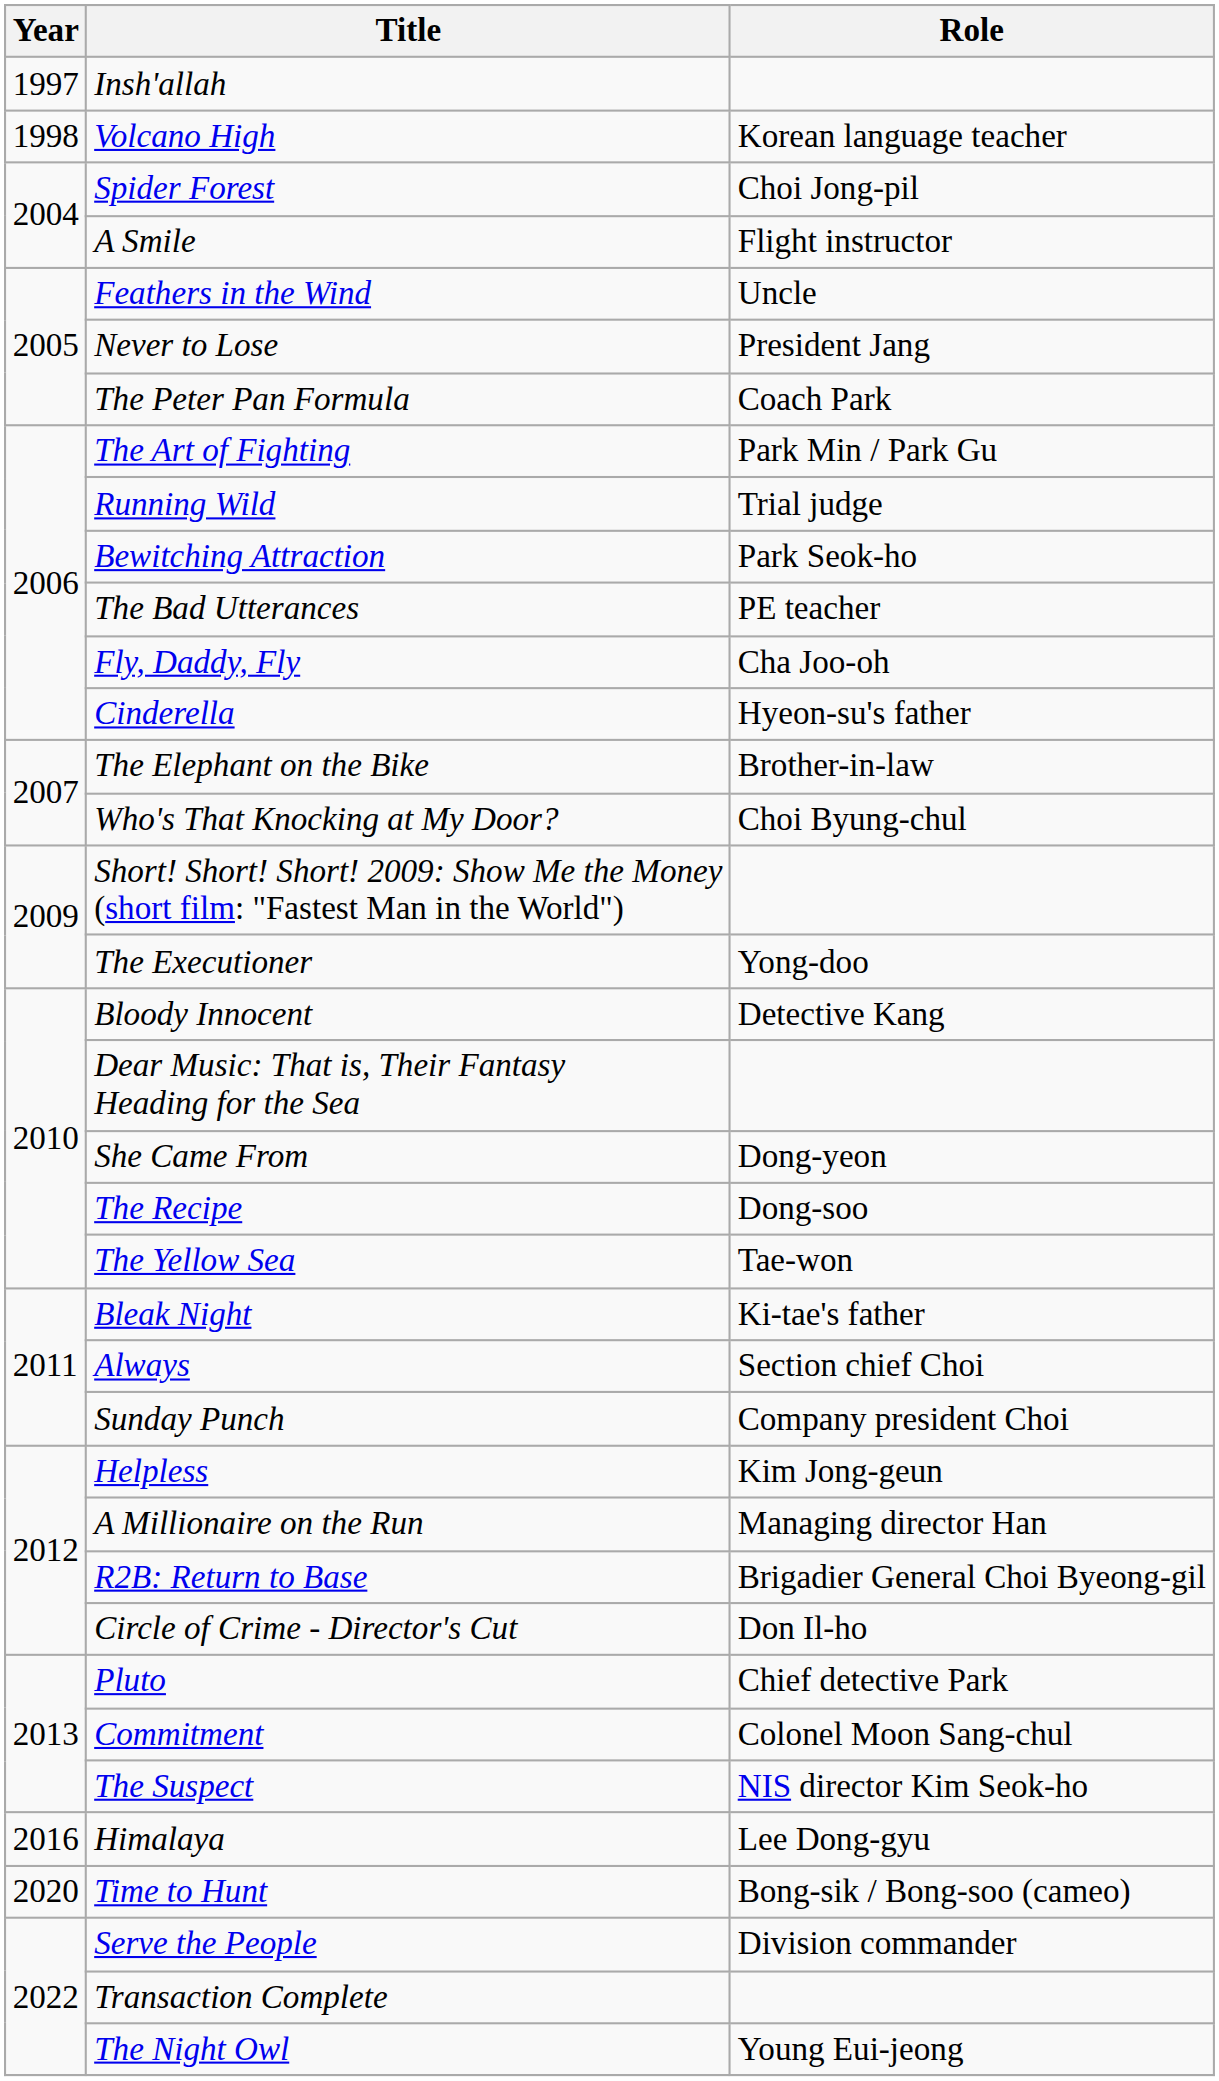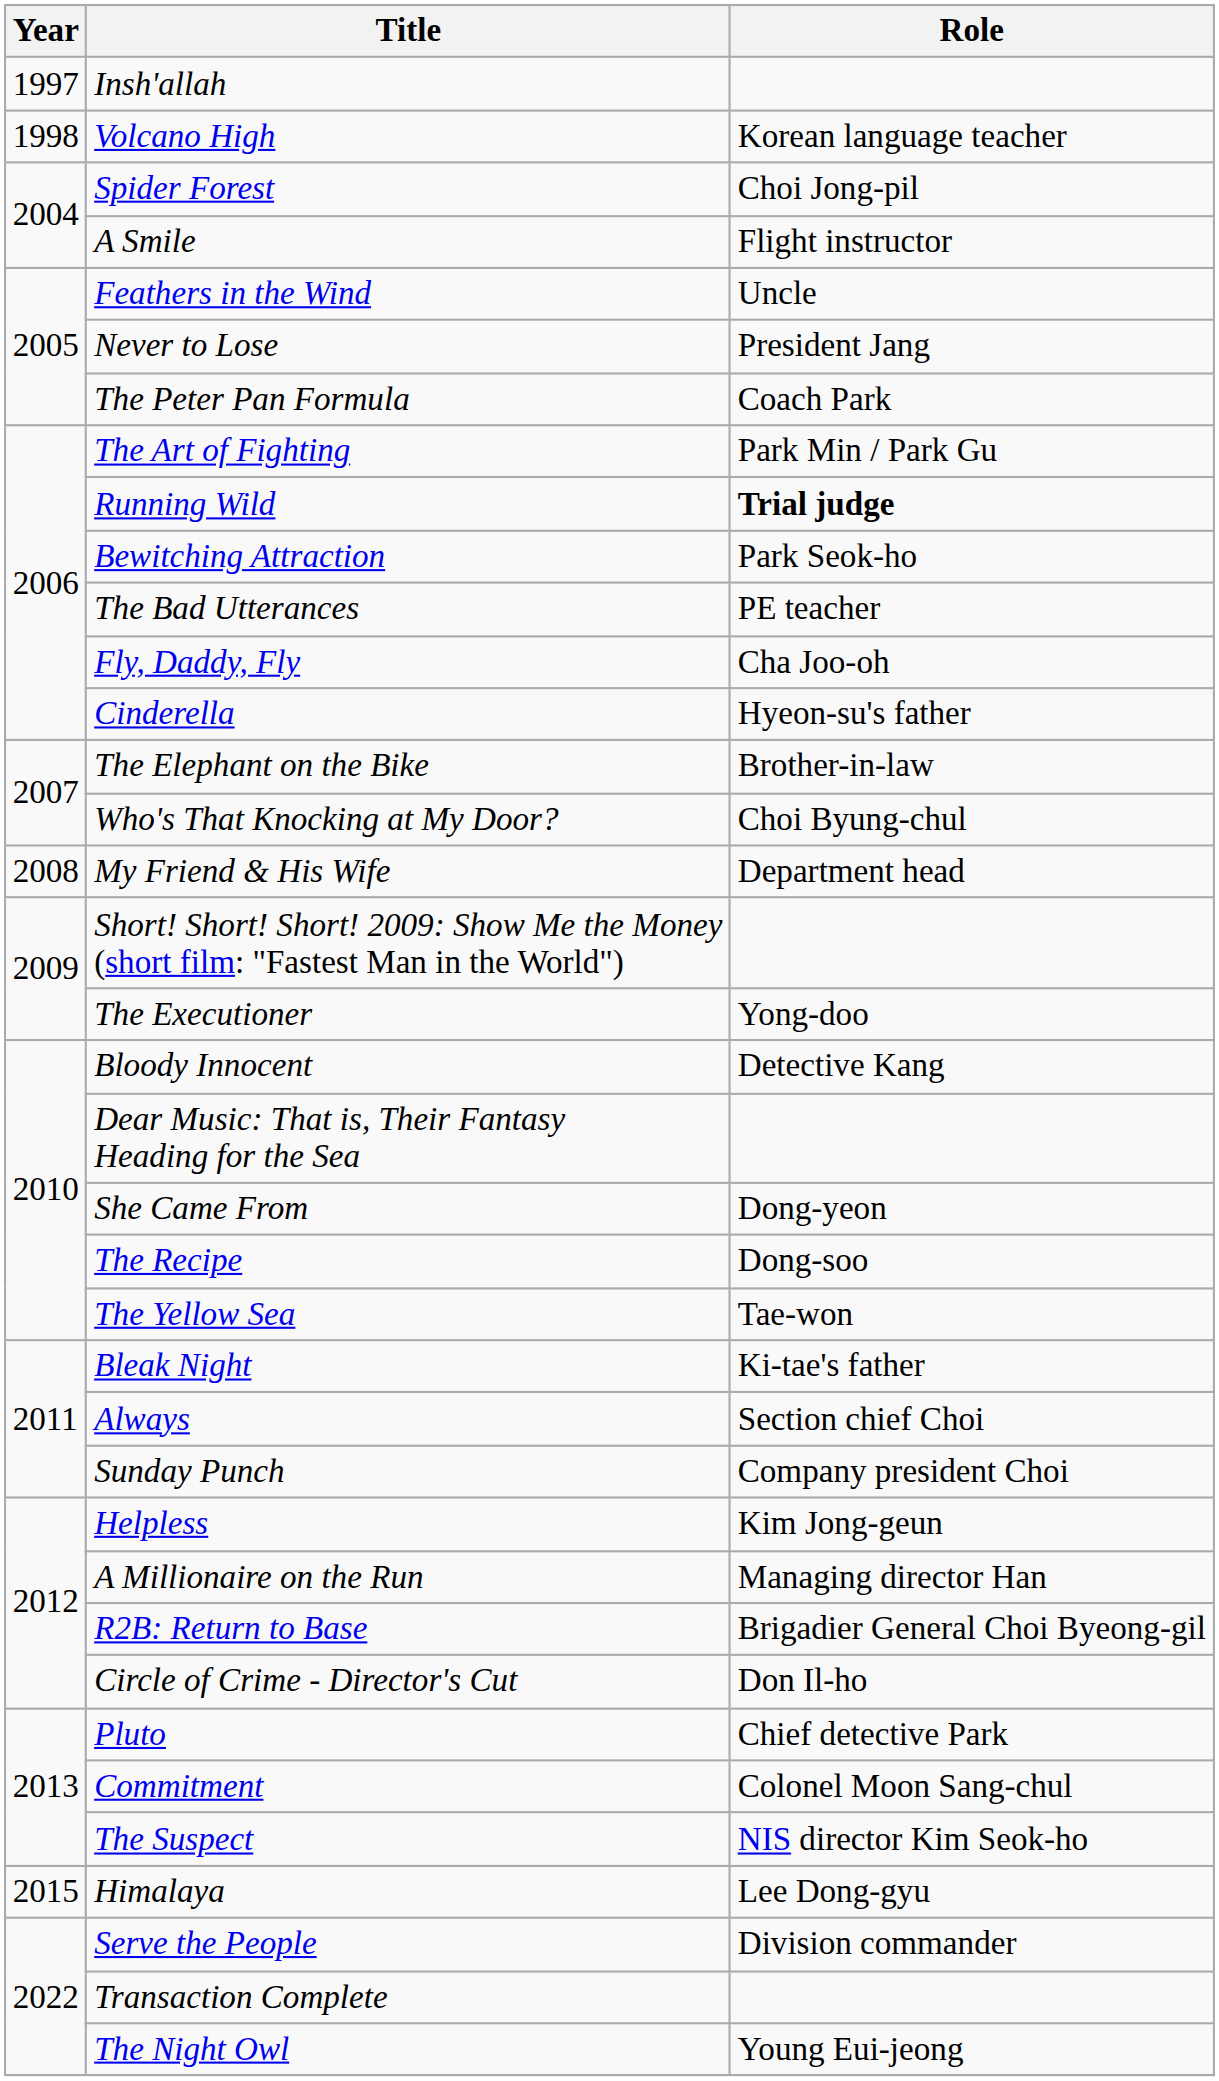(810, 503) normal -> (816, 503) bold
+ row: (242, 871)
(46, 1838) 2016 -> (46, 1891) 2015
- row: (181, 1891)
